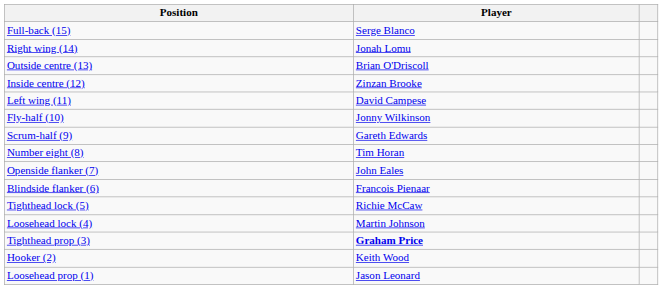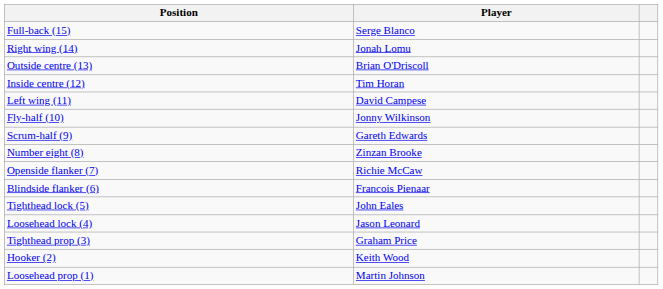(389, 83) Zinzan Brooke -> (380, 83) Tim Horan
(380, 153) Tim Horan -> (389, 153) Zinzan Brooke
(380, 170) John Eales -> (389, 170) Richie McCaw
(389, 205) Richie McCaw -> (380, 205) John Eales
(390, 223) Martin Johnson -> (388, 223) Jason Leonard
(389, 240) bold -> (386, 240) normal
(388, 275) Jason Leonard -> (390, 275) Martin Johnson
